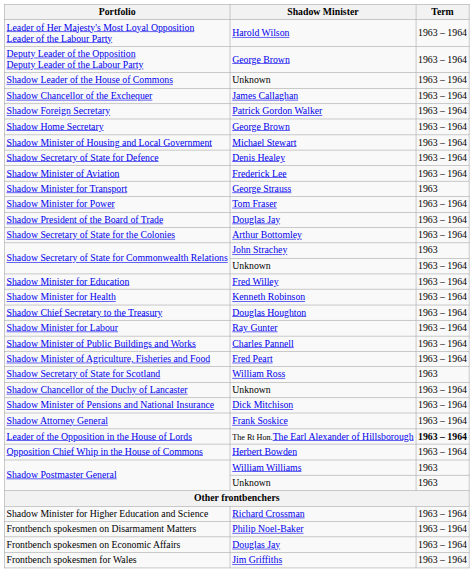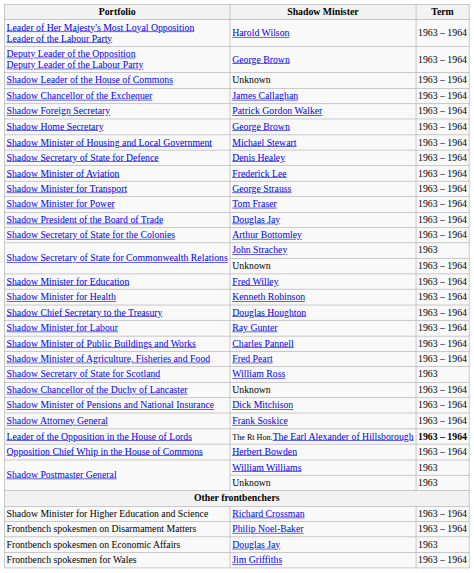(428, 188) 1963 -> (442, 188) 1963 – 1964
(442, 544) 1963 – 1964 -> (428, 544) 1963
